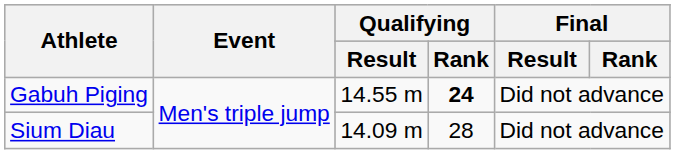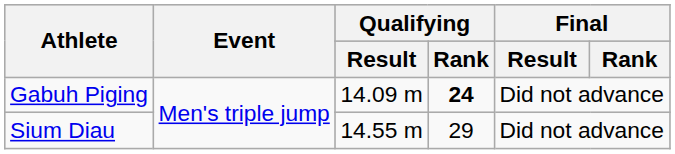(381, 95) 14.55 m -> (381, 95) 14.09 m
(381, 131) 14.09 m -> (381, 131) 14.55 m
(461, 131) 28 -> (461, 131) 29
